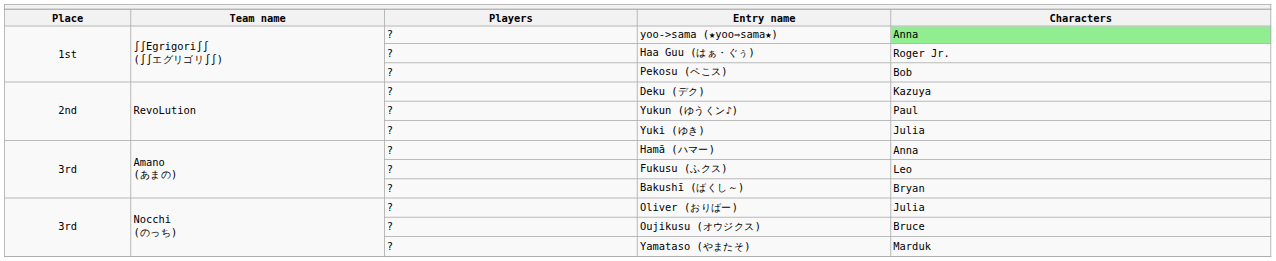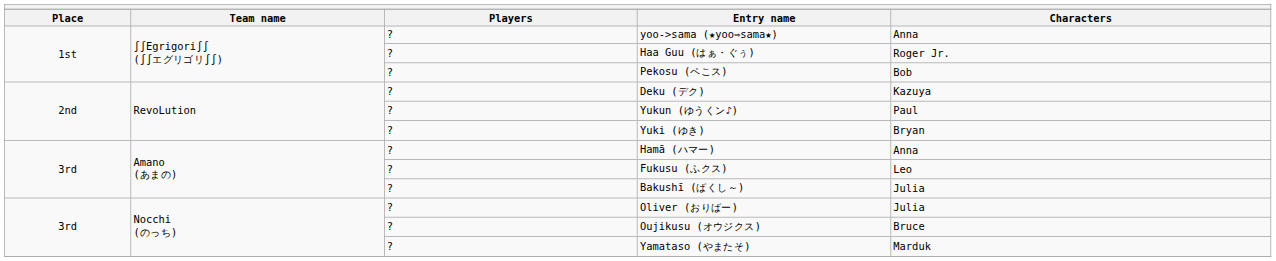(906, 35) lightgreen background -> (906, 35) no background
(909, 130) Julia -> (909, 130) Bryan
(909, 188) Bryan -> (909, 188) Julia
